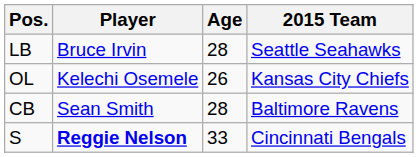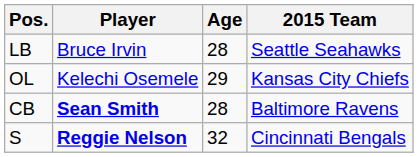(217, 79) 26 -> (217, 79) 29
(105, 108) normal -> (108, 108) bold
(217, 138) 33 -> (217, 138) 32
